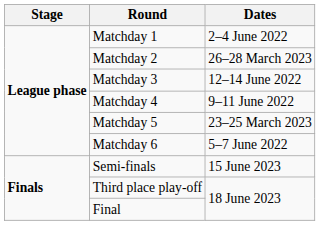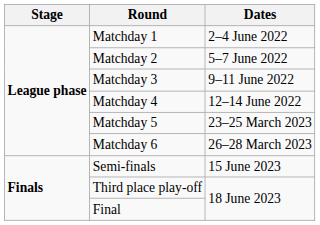(260, 58) 26–28 March 2023 -> (248, 58) 5–7 June 2022
(255, 79) 12–14 June 2022 -> (251, 79) 9–11 June 2022
(251, 101) 9–11 June 2022 -> (255, 101) 12–14 June 2022
(248, 144) 5–7 June 2022 -> (260, 144) 26–28 March 2023
